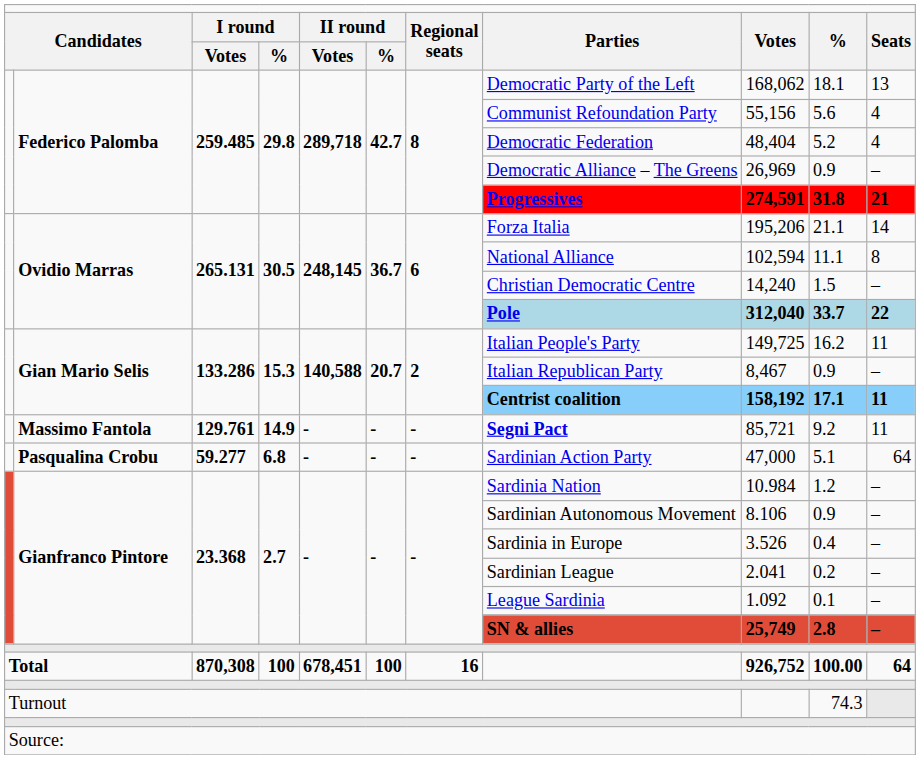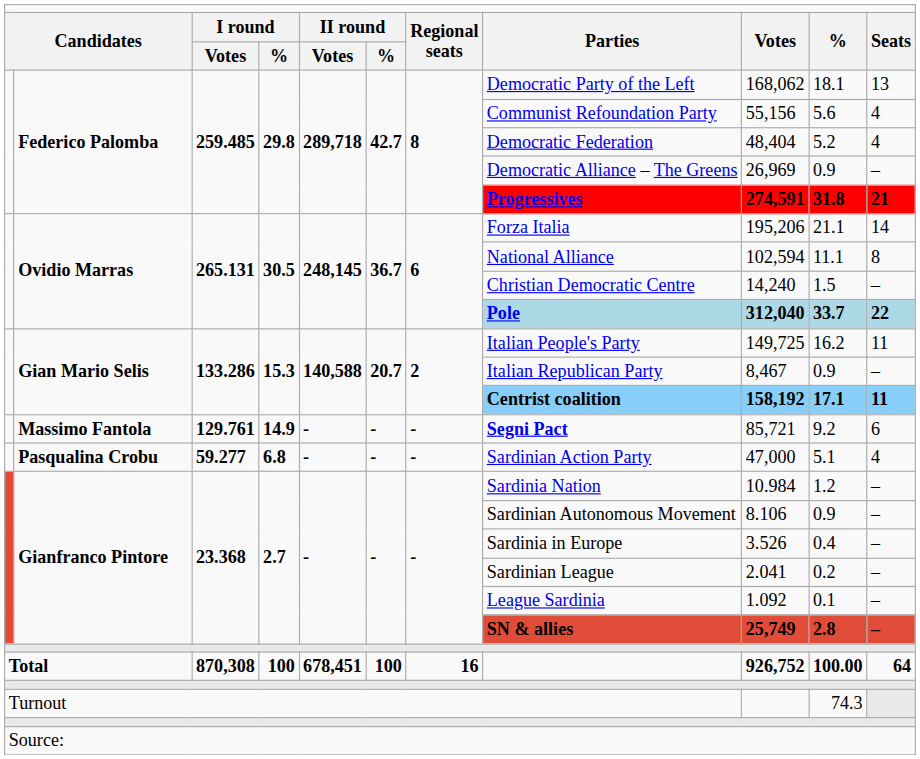(880, 428) 11 -> (875, 428) 6
(902, 457) 64 -> (875, 457) 4
